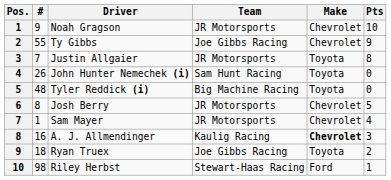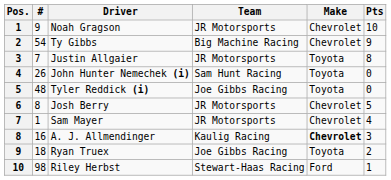(40, 44) 55 -> (40, 44) 54
(241, 44) Joe Gibbs Racing -> (247, 44) Big Machine Racing
(247, 90) Big Machine Racing -> (241, 90) Joe Gibbs Racing
